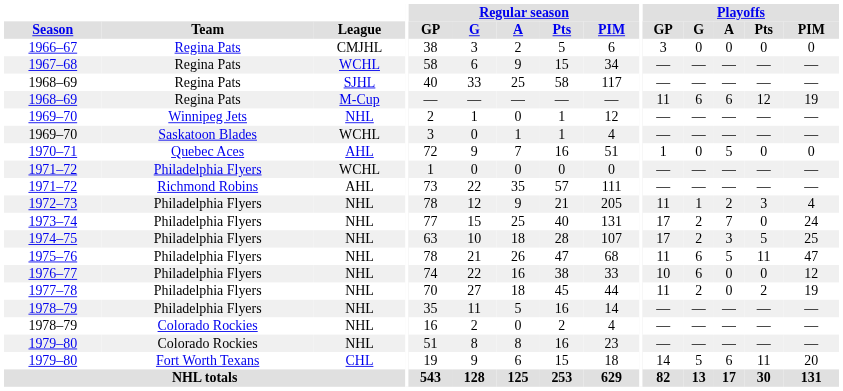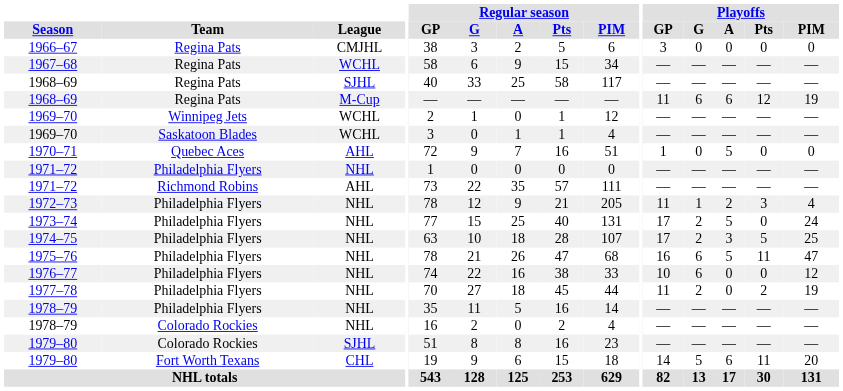(359, 117) NHL -> (359, 117) WCHL
(359, 169) WCHL -> (359, 169) NHL
(729, 221) 7 -> (729, 221) 5
(663, 256) 11 -> (663, 256) 16
(359, 343) NHL -> (359, 343) SJHL
